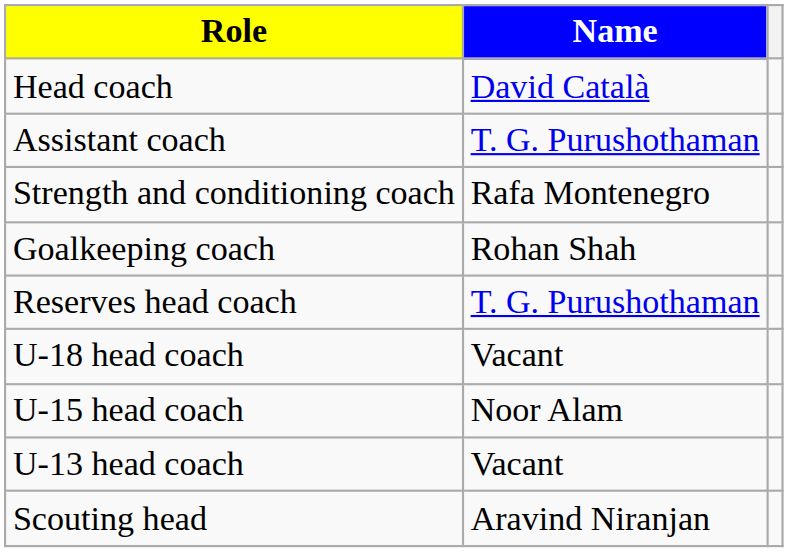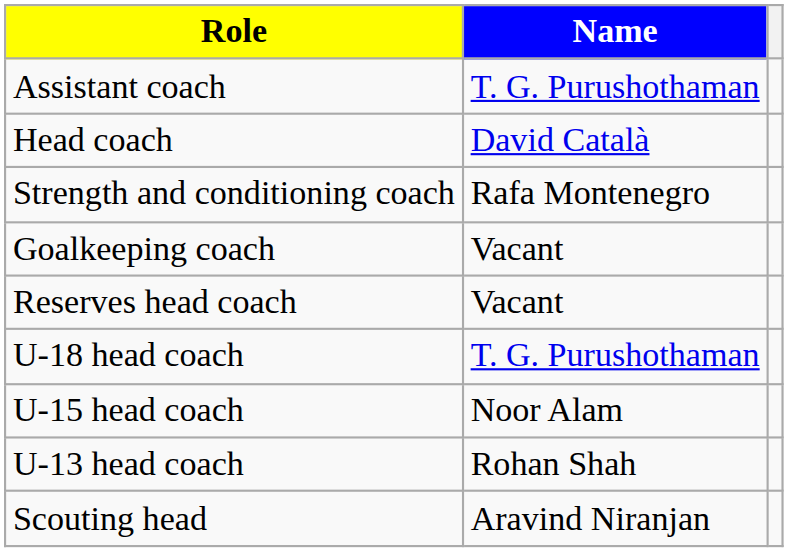rows swapped: (93, 85) <-> (119, 139)
(553, 247) Rohan Shah -> (517, 247) Vacant
(615, 301) T. G. Purushothaman -> (517, 301) Vacant
(517, 355) Vacant -> (615, 355) T. G. Purushothaman
(517, 463) Vacant -> (553, 463) Rohan Shah
